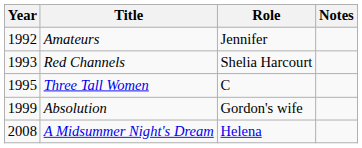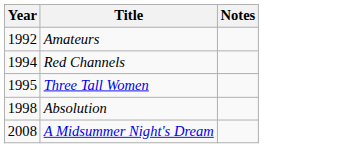- column: (266, 16)
(22, 62) 1993 -> (22, 62) 1994
(22, 108) 1999 -> (22, 108) 1998
